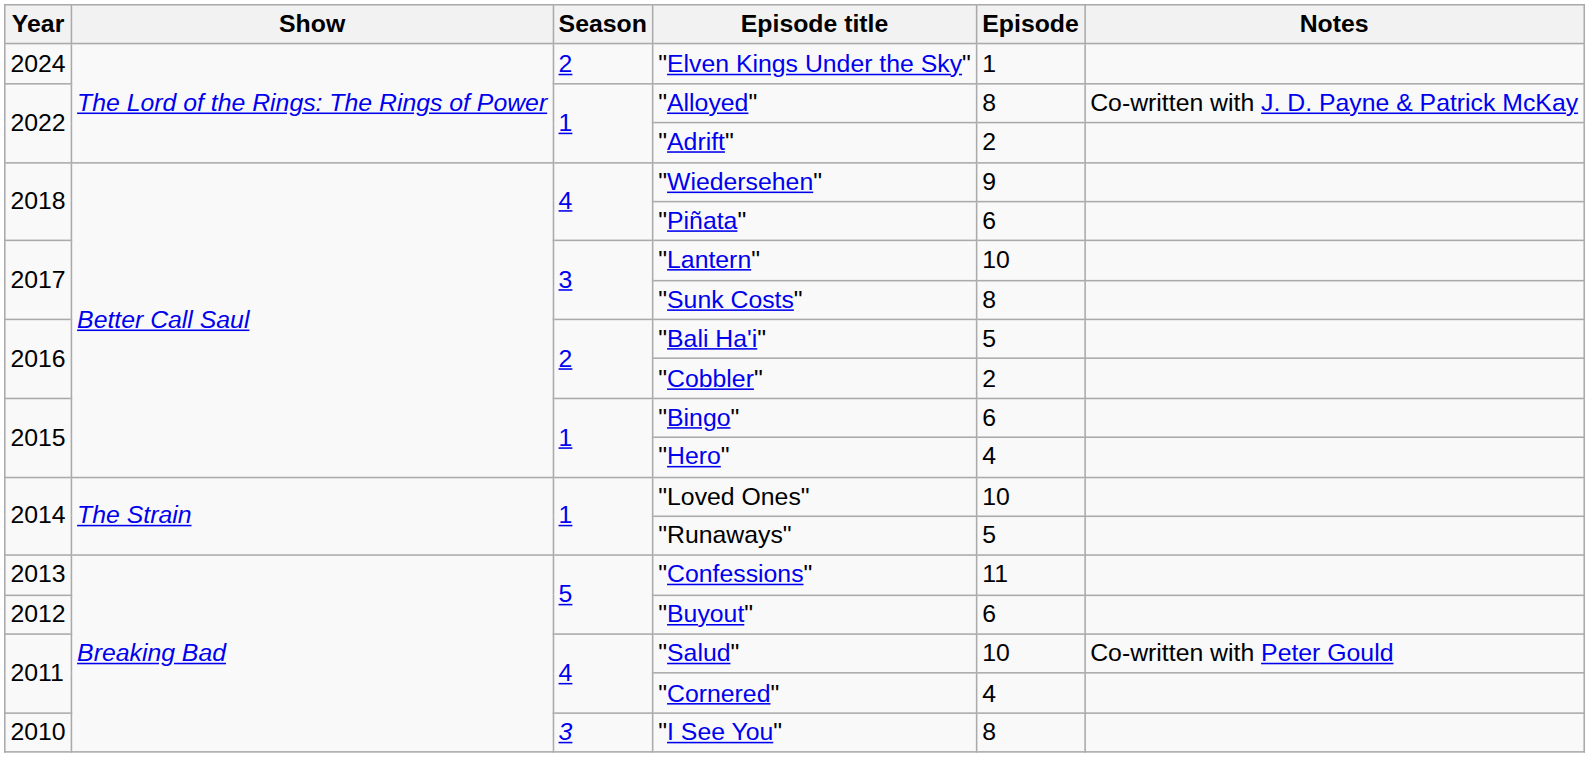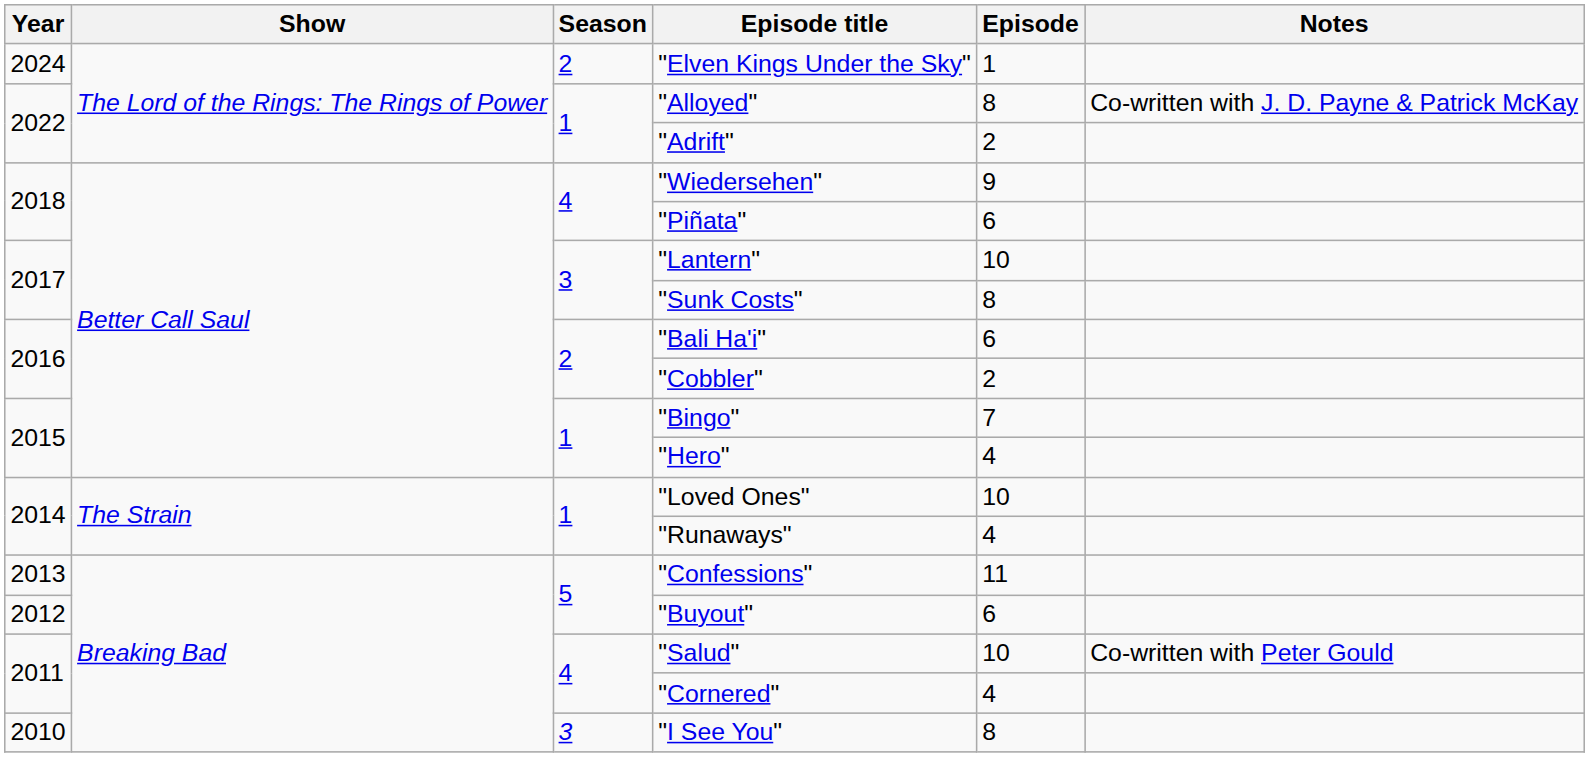(989, 338) 5 -> (989, 338) 6
(989, 417) 6 -> (989, 417) 7
(989, 535) 5 -> (989, 535) 4
